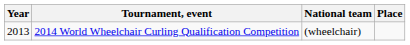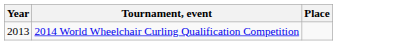- column: (338, 13)
